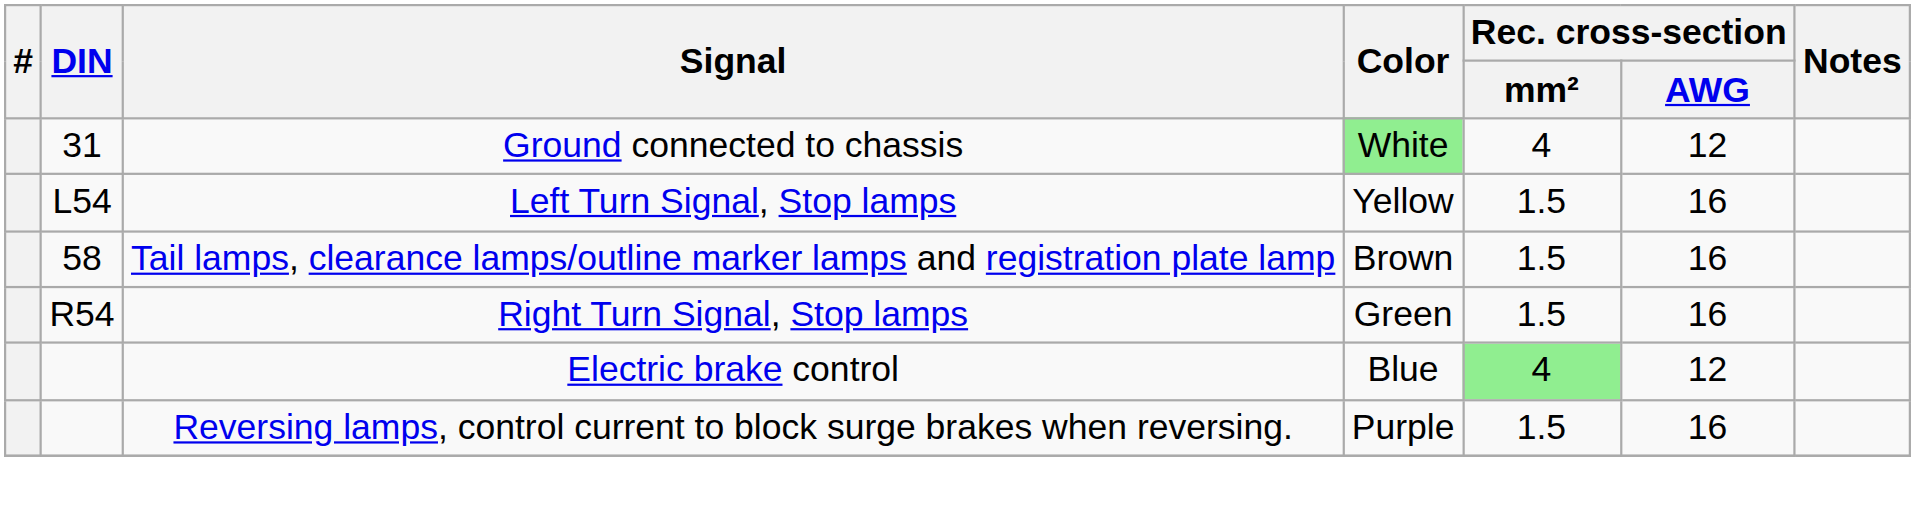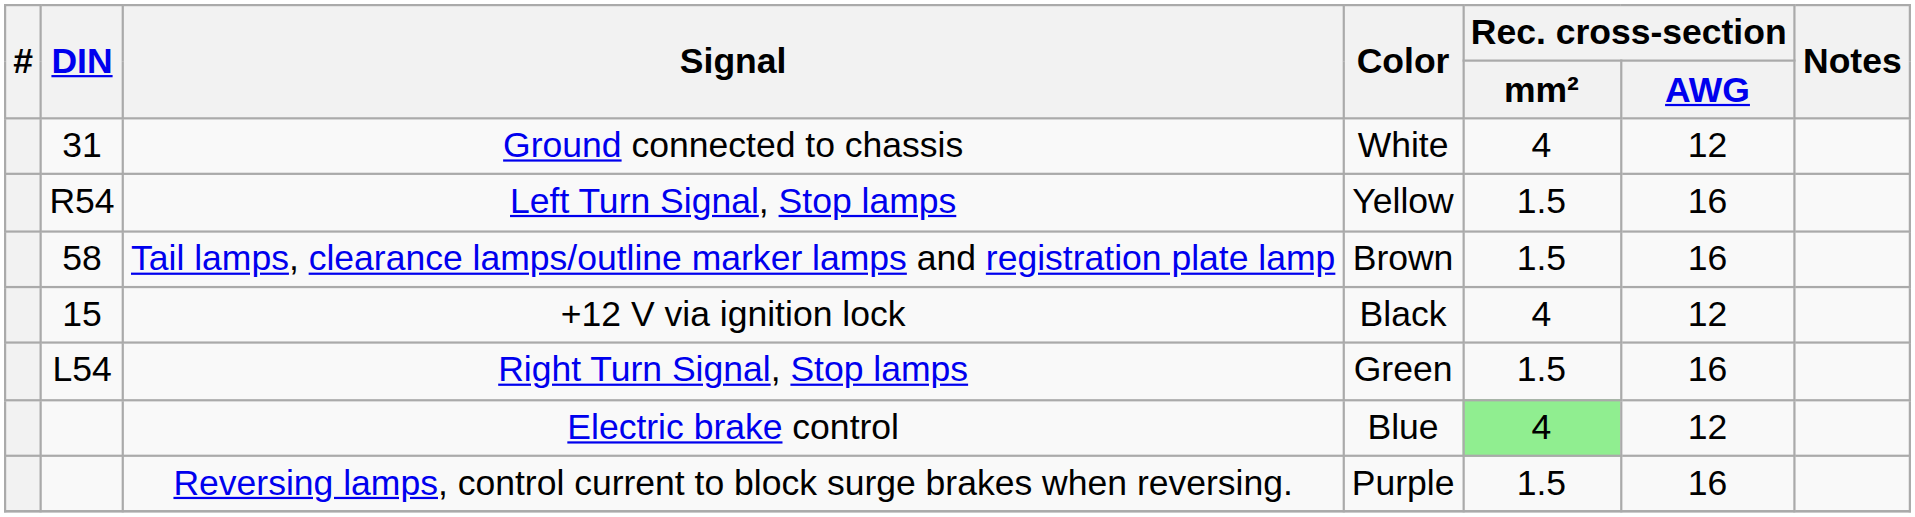(1403, 145) lightgreen background -> (1403, 145) no background
(82, 201) L54 -> (82, 201) R54
+ row: (733, 314)
(82, 314) R54 -> (82, 370) L54
